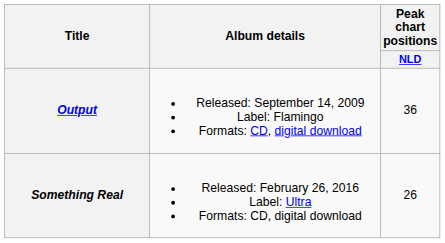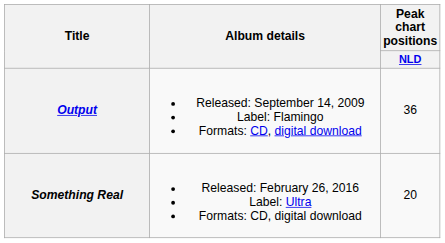(410, 195) 26 -> (410, 195) 20
